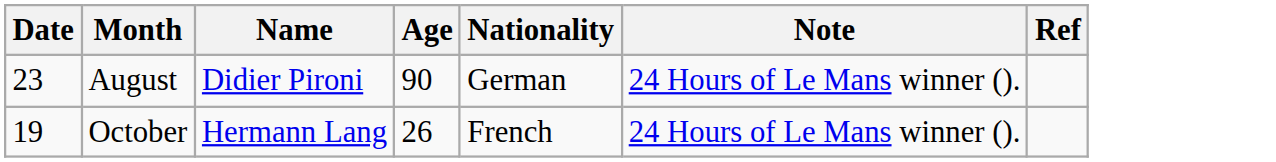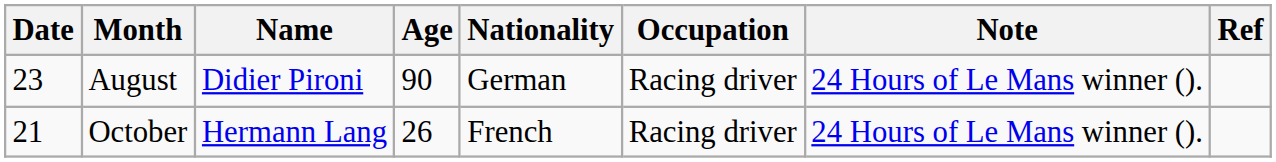+ column: (713, 29)
(28, 130) 19 -> (28, 130) 21
